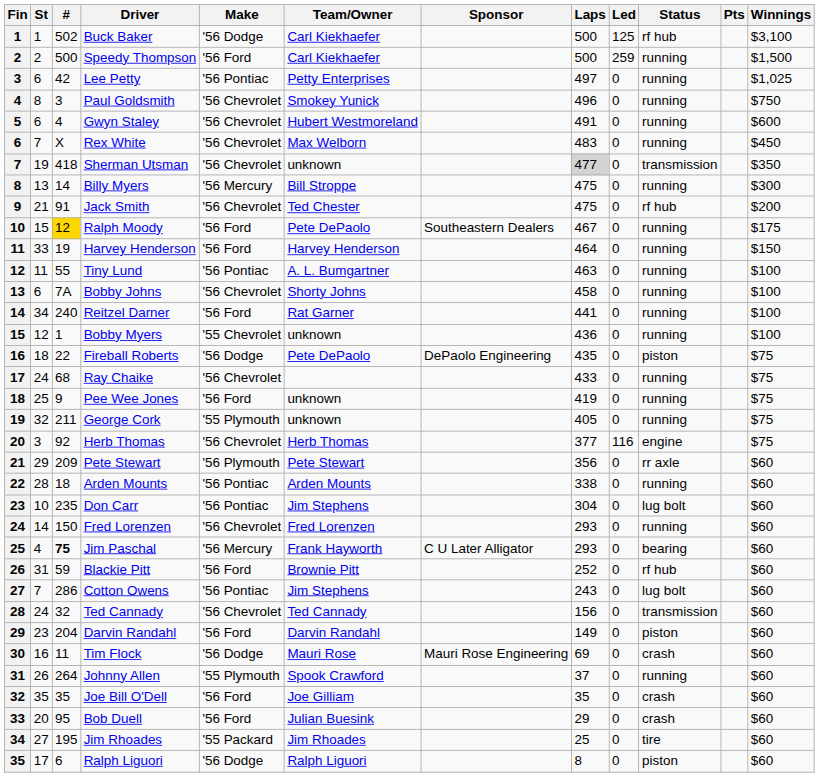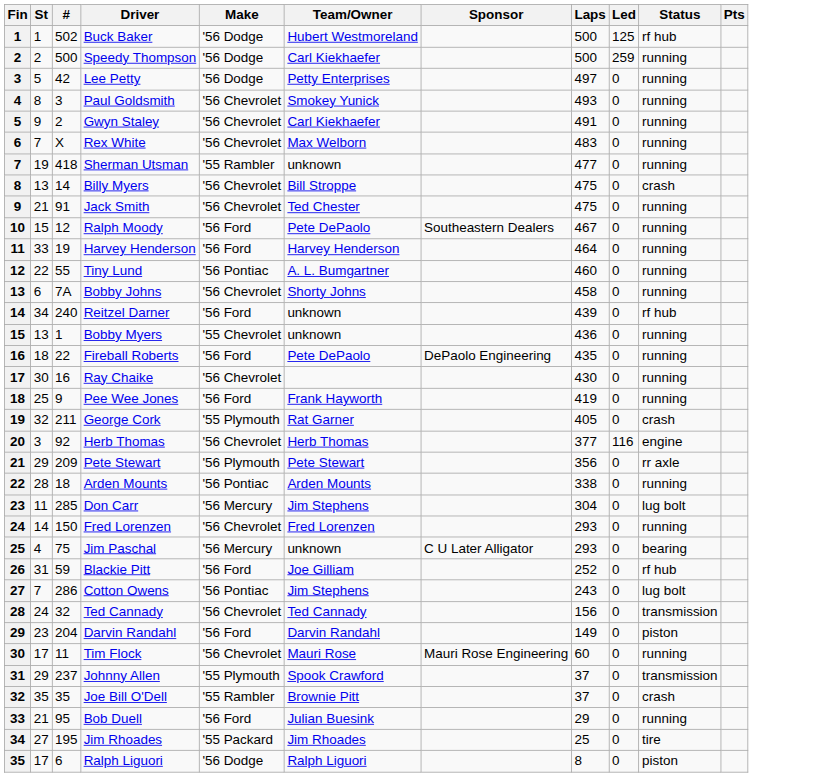- column: (781, 15)
(334, 36) Carl Kiekhaefer -> (353, 36) Hubert Westmoreland
(227, 57) '56 Ford -> (233, 57) '56 Dodge
(38, 79) 6 -> (38, 79) 5
(235, 79) '56 Pontiac -> (233, 79) '56 Dodge
(586, 100) 496 -> (586, 100) 493
(38, 121) 6 -> (38, 121) 9
(59, 121) 4 -> (59, 121) 2
(353, 121) Hubert Westmoreland -> (334, 121) Carl Kiekhaefer
(242, 164) '56 Chevrolet -> (238, 164) '55 Rambler
(586, 164) lightgrey background -> (586, 164) no background
(680, 164) transmission -> (665, 164) running
(237, 185) '56 Mercury -> (242, 185) '56 Chevrolet
(665, 185) running -> (659, 185) crash
(659, 206) rf hub -> (665, 206) running
(62, 228) gold background -> (62, 228) no background
(41, 270) 11 -> (41, 270) 22
(586, 270) 463 -> (586, 270) 460
(321, 313) Rat Garner -> (314, 313) unknown
(586, 313) 441 -> (586, 313) 439
(665, 313) running -> (659, 313) rf hub
(41, 334) 12 -> (41, 334) 13
(233, 356) '56 Dodge -> (227, 356) '56 Ford
(660, 356) piston -> (665, 356) running
(41, 377) 24 -> (41, 377) 30
(62, 377) 68 -> (62, 377) 16
(586, 377) 433 -> (586, 377) 430
(314, 398) unknown -> (335, 398) Frank Hayworth
(314, 420) unknown -> (321, 420) Rat Garner
(665, 420) running -> (659, 420) crash
(41, 505) 10 -> (41, 505) 11
(66, 505) 235 -> (66, 505) 285
(235, 505) '56 Pontiac -> (237, 505) '56 Mercury
(62, 548) bold -> (62, 548) normal
(335, 548) Frank Hayworth -> (314, 548) unknown
(323, 569) Brownie Pitt -> (321, 569) Joe Gilliam
(41, 654) 16 -> (41, 654) 17
(233, 654) '56 Dodge -> (242, 654) '56 Chevrolet
(582, 654) 69 -> (582, 654) 60
(659, 654) crash -> (665, 654) running
(41, 675) 26 -> (41, 675) 29
(66, 675) 264 -> (66, 675) 237
(665, 675) running -> (680, 675) transmission
(227, 697) '56 Ford -> (238, 697) '55 Rambler
(321, 697) Joe Gilliam -> (323, 697) Brownie Pitt
(582, 697) 35 -> (582, 697) 37
(41, 718) 20 -> (41, 718) 21
(659, 718) crash -> (665, 718) running
